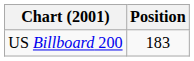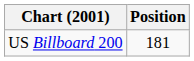(158, 42) 183 -> (158, 42) 181
